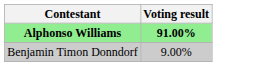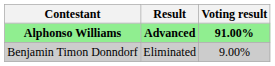+ column: (170, 14)
